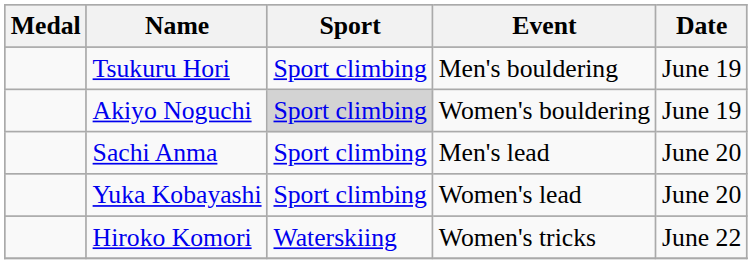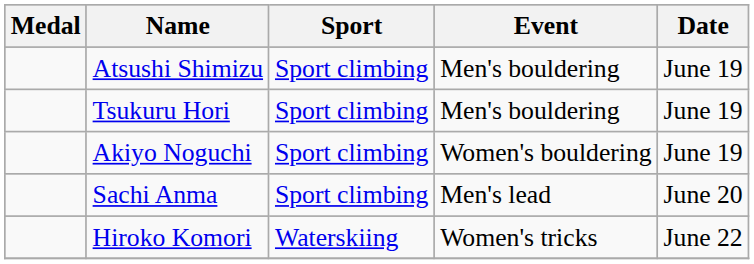+ row: (178, 68)
(350, 110) lightgrey background -> (352, 152) no background
- row: (177, 195)
